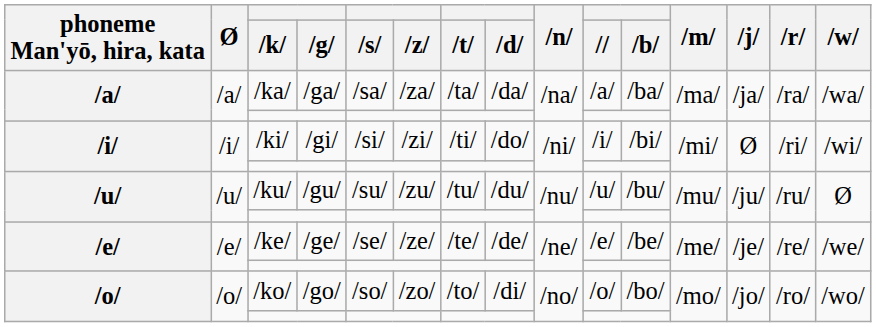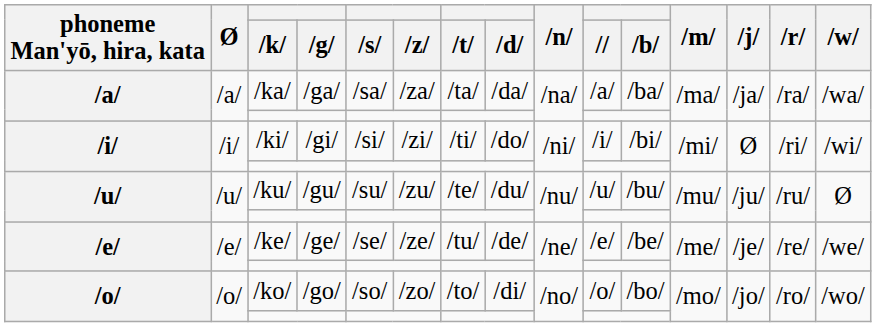(463, 190) /tu/ -> (463, 190) /te/
(463, 240) /te/ -> (463, 240) /tu/
